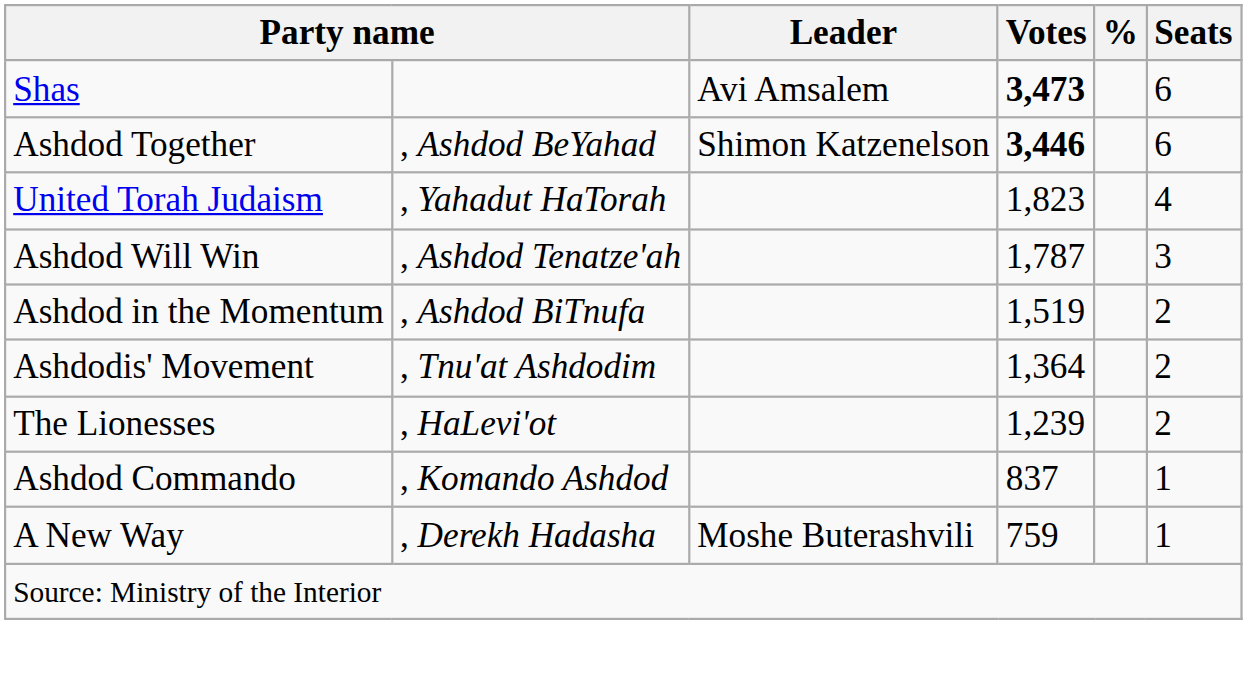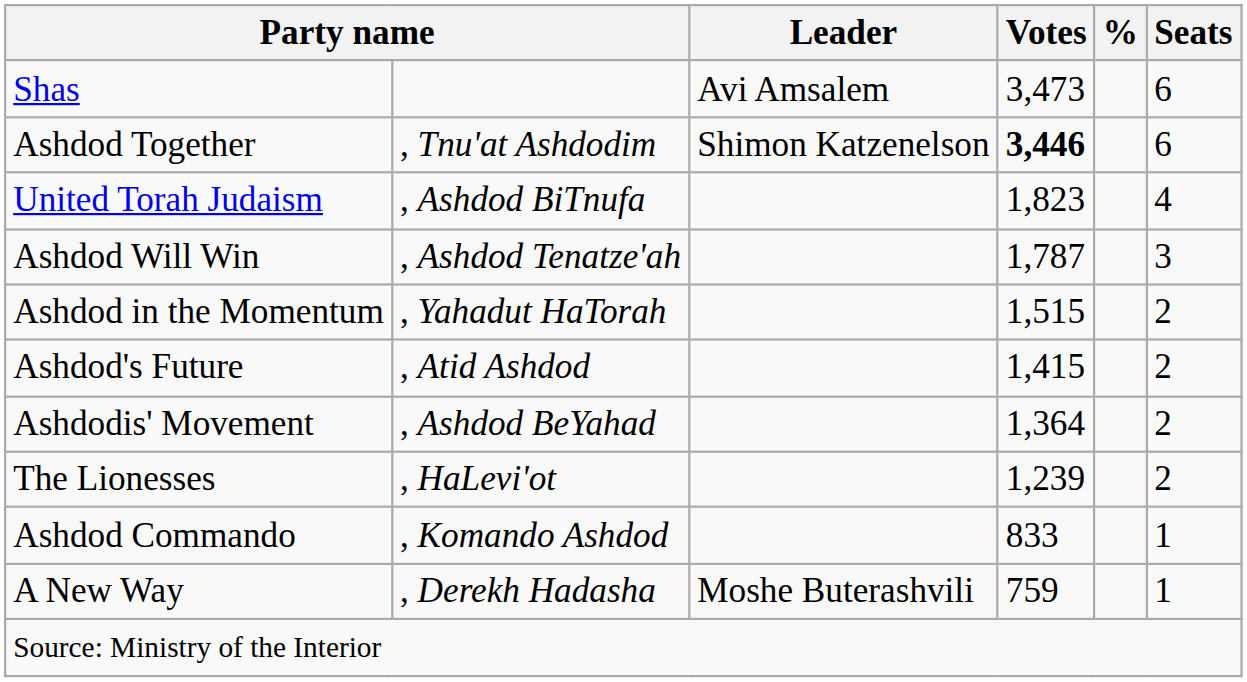(1045, 88) bold -> (1045, 88) normal
(528, 144) , Ashdod BeYahad -> (528, 144) , Tnu'at Ashdodim
(533, 199) , Yahadut HaTorah -> (523, 199) , Ashdod BiTnufa
(523, 311) , Ashdod BiTnufa -> (533, 311) , Yahadut HaTorah
(1045, 311) 1,519 -> (1045, 311) 1,515
+ row: (128, 367)
(528, 367) , Tnu'at Ashdodim -> (528, 423) , Ashdod BeYahad
(1032, 479) 837 -> (1032, 534) 833
